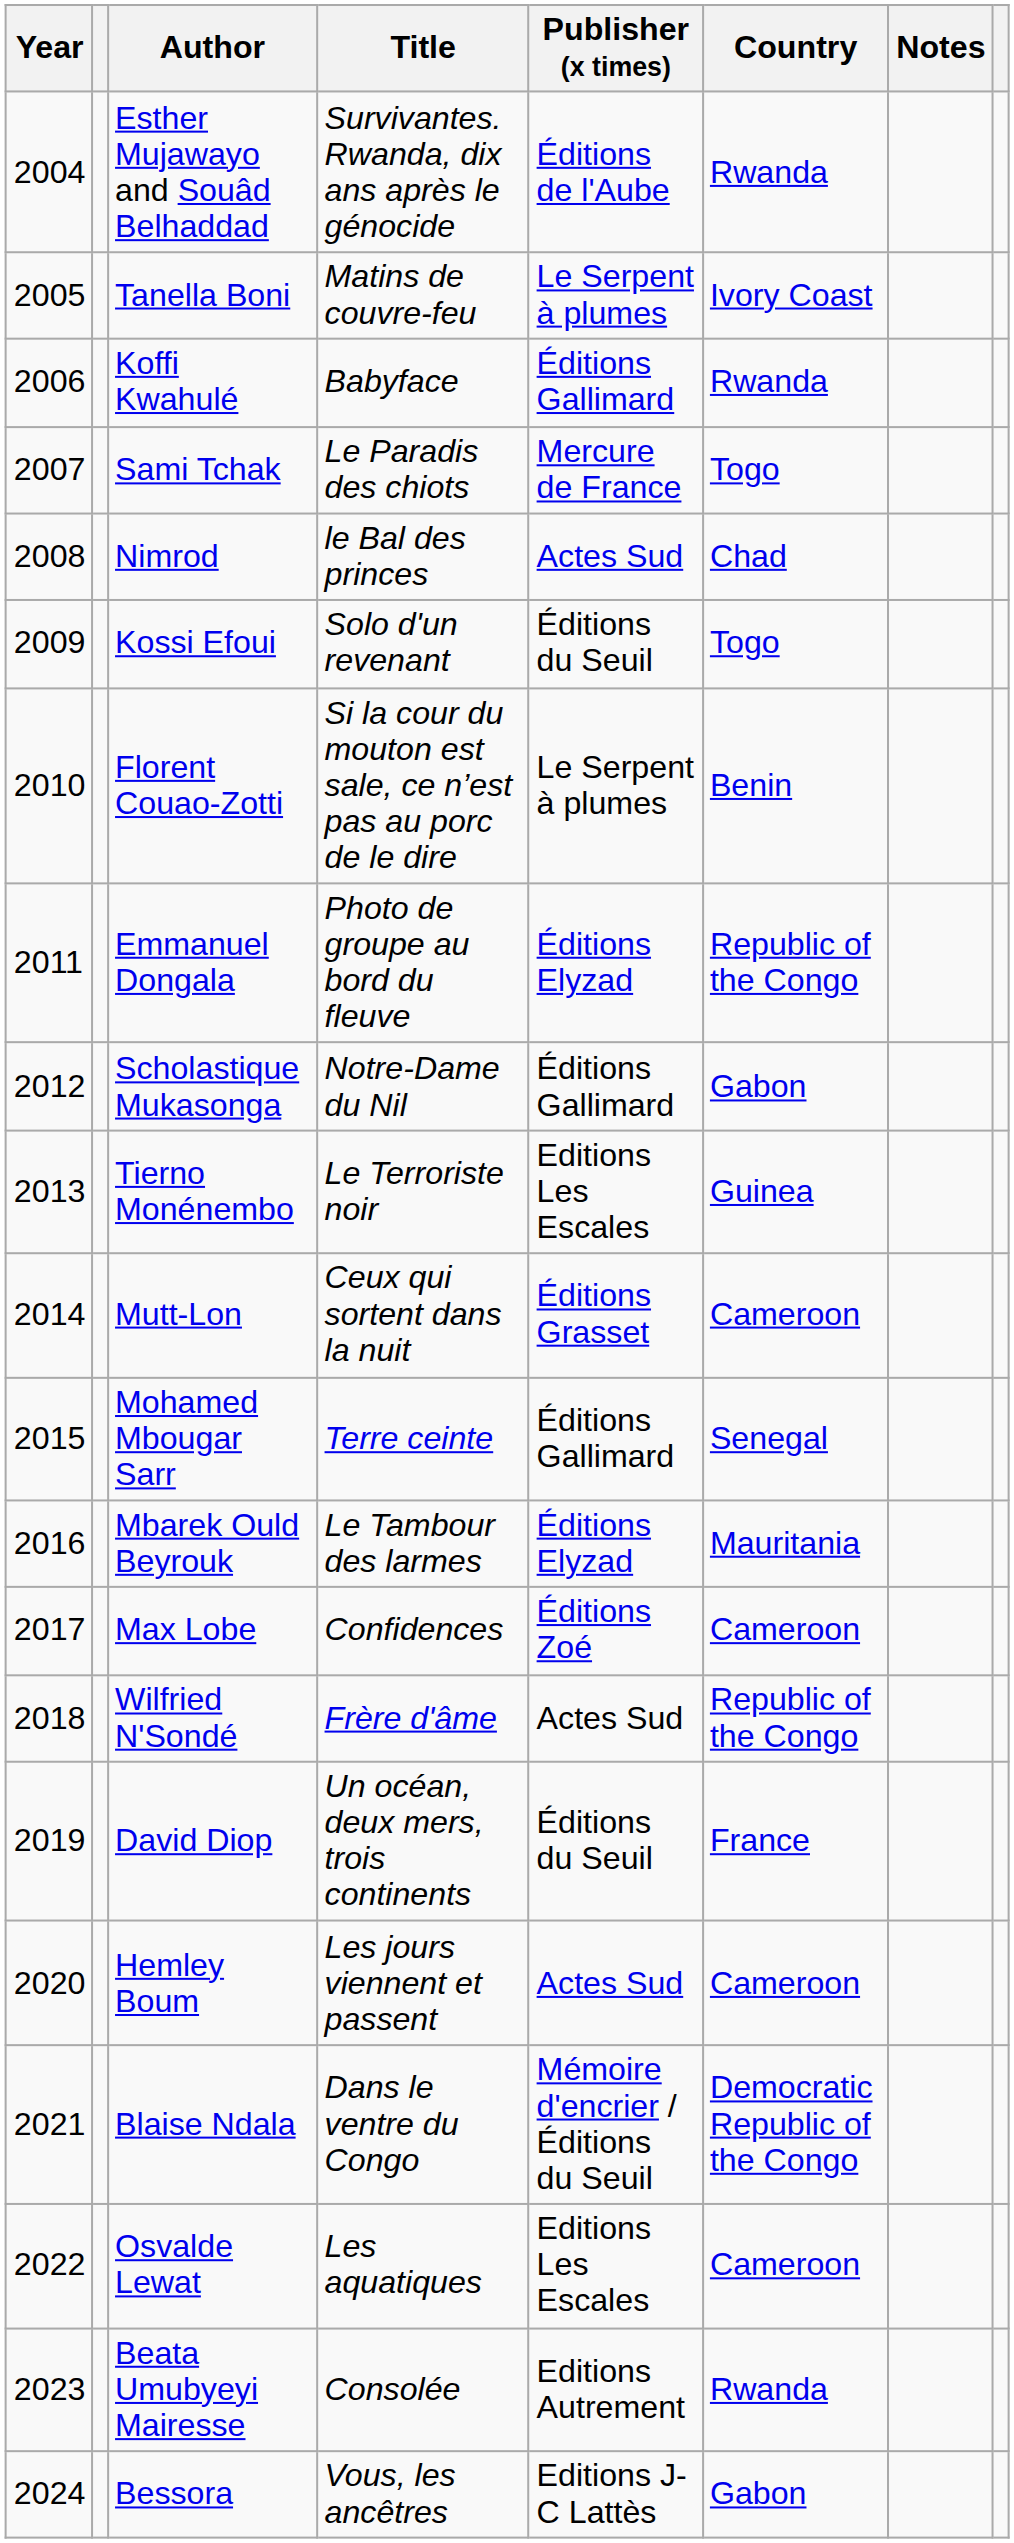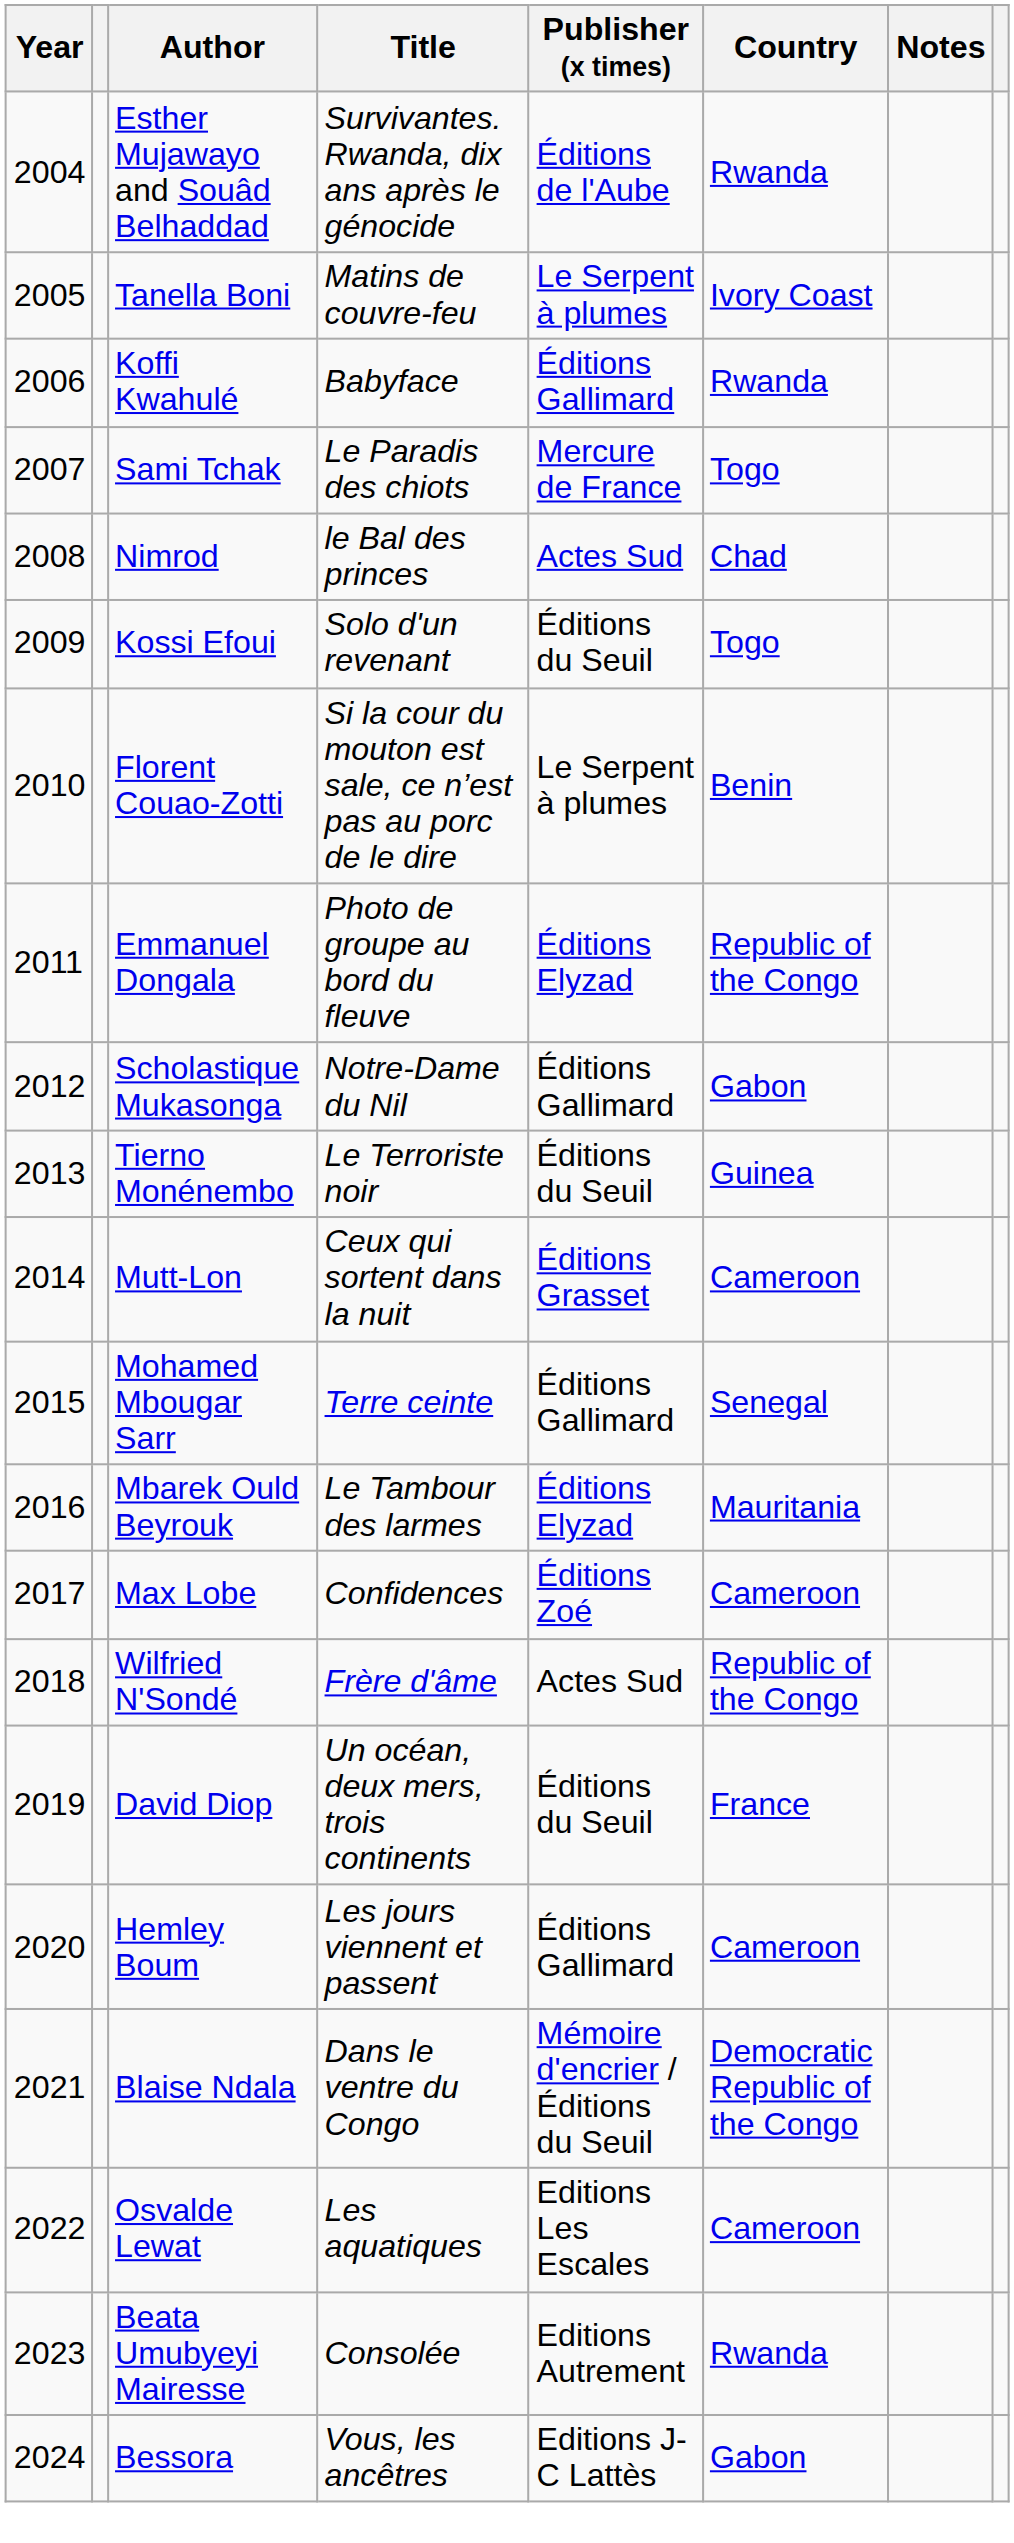(594, 1191) Editions Les Escales -> (595, 1173) Éditions du Seuil
(610, 1982) Actes Sud -> (605, 1946) Éditions Gallimard
